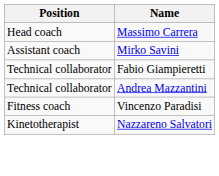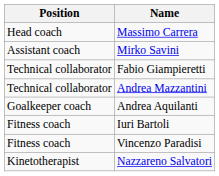+ row: (157, 106)
+ row: (143, 124)
